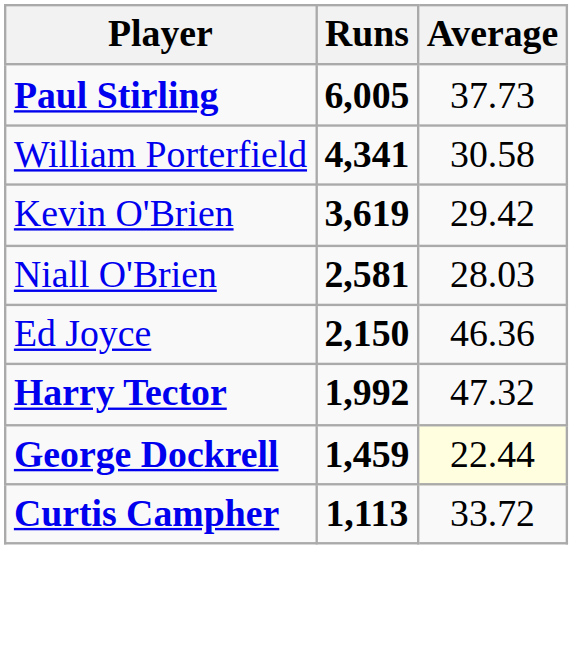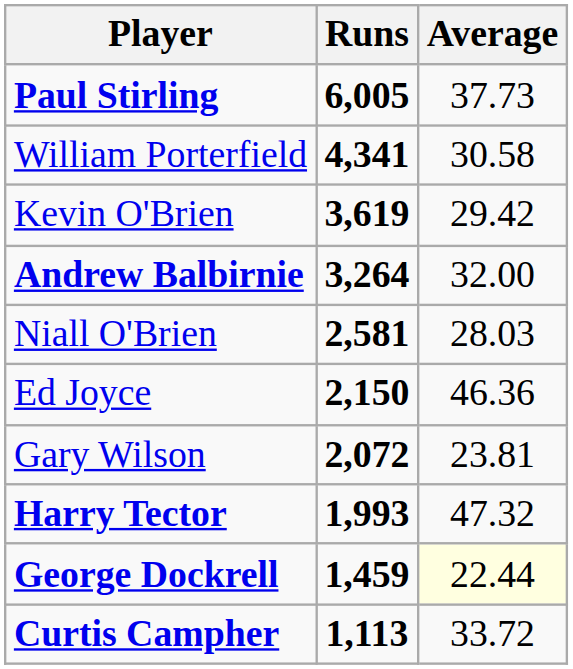+ row: (159, 273)
+ row: (110, 453)
(367, 393) 1,992 -> (367, 513) 1,993
